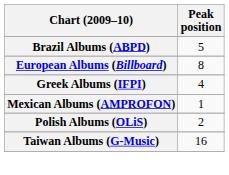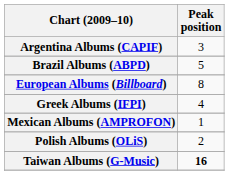+ row: (91, 46)
(201, 141) normal -> (201, 160) bold
